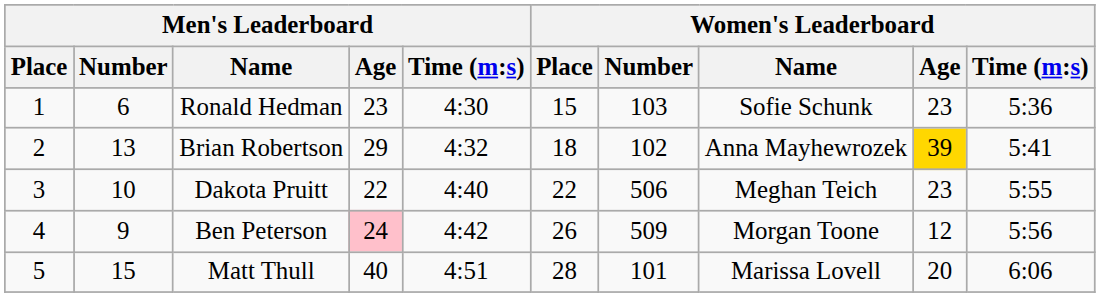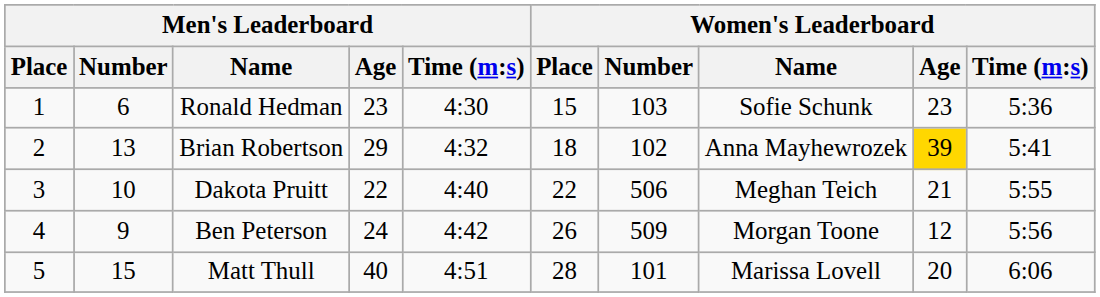(940, 189) 23 -> (940, 189) 21
(376, 230) pink background -> (376, 230) no background
